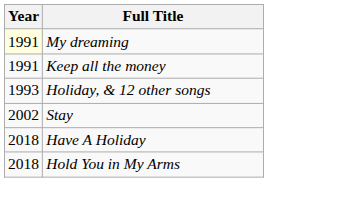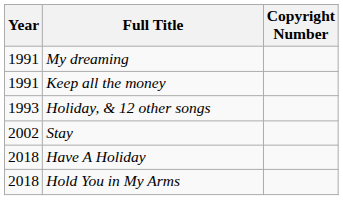+ column: (301, 25)
(24, 41) lightyellow background -> (24, 58) no background
